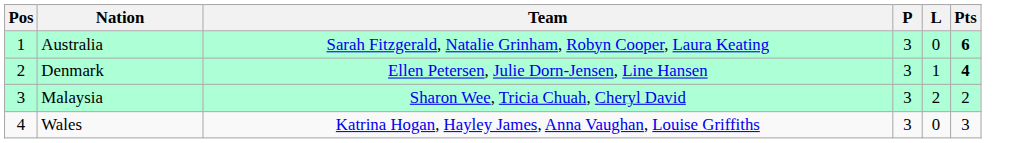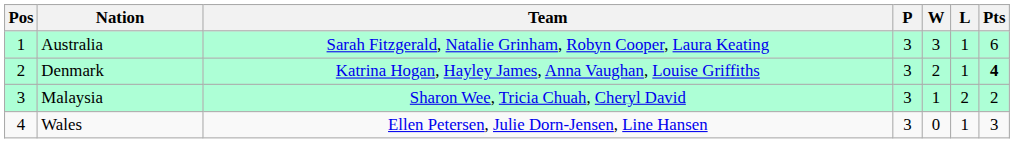+ column: (936, 17)
(936, 44) 0 -> (965, 44) 1
(966, 44) bold -> (994, 44) normal
(548, 71) Ellen Petersen, Julie Dorn-Jensen, Line Hansen -> (548, 71) Katrina Hogan, Hayley James, Anna Vaughan, Louise Griffiths
(548, 124) Katrina Hogan, Hayley James, Anna Vaughan, Louise Griffiths -> (548, 124) Ellen Petersen, Julie Dorn-Jensen, Line Hansen
(936, 124) 0 -> (965, 124) 1
